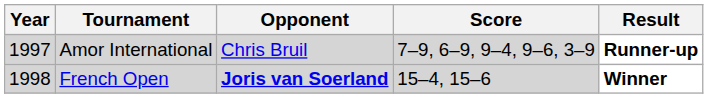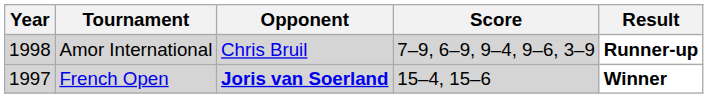(30, 49) 1997 -> (30, 49) 1998
(30, 79) 1998 -> (30, 79) 1997
